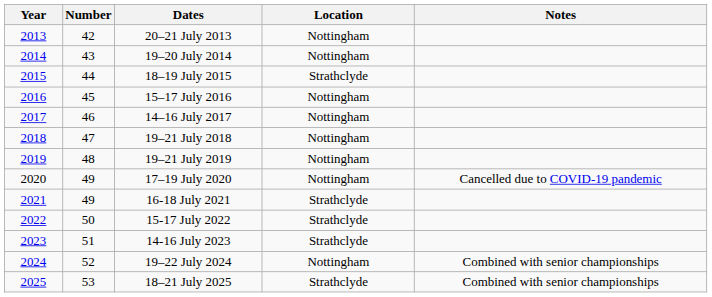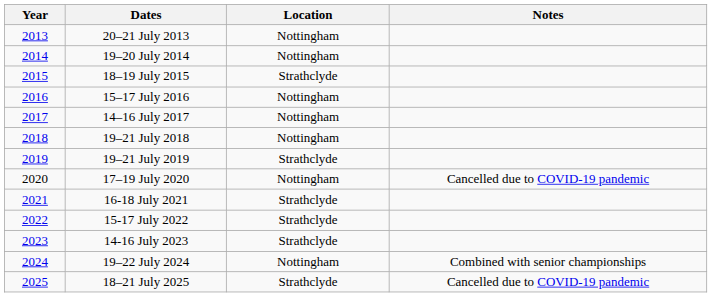- column: (88, 14)
(338, 158) Nottingham -> (308, 158) Strathclyde
(561, 281) Combined with senior championships -> (548, 281) Cancelled due to COVID-19 pandemic
